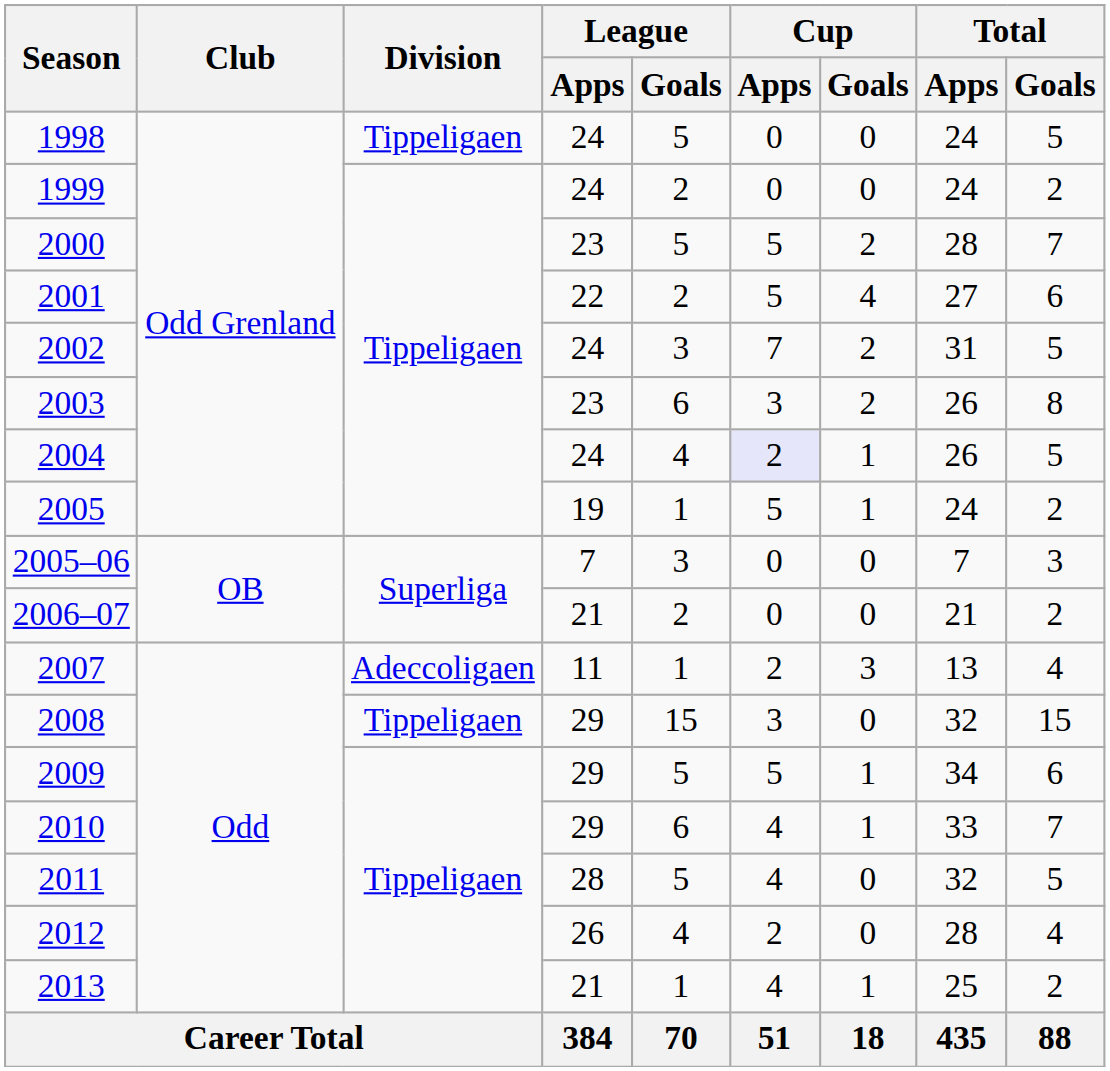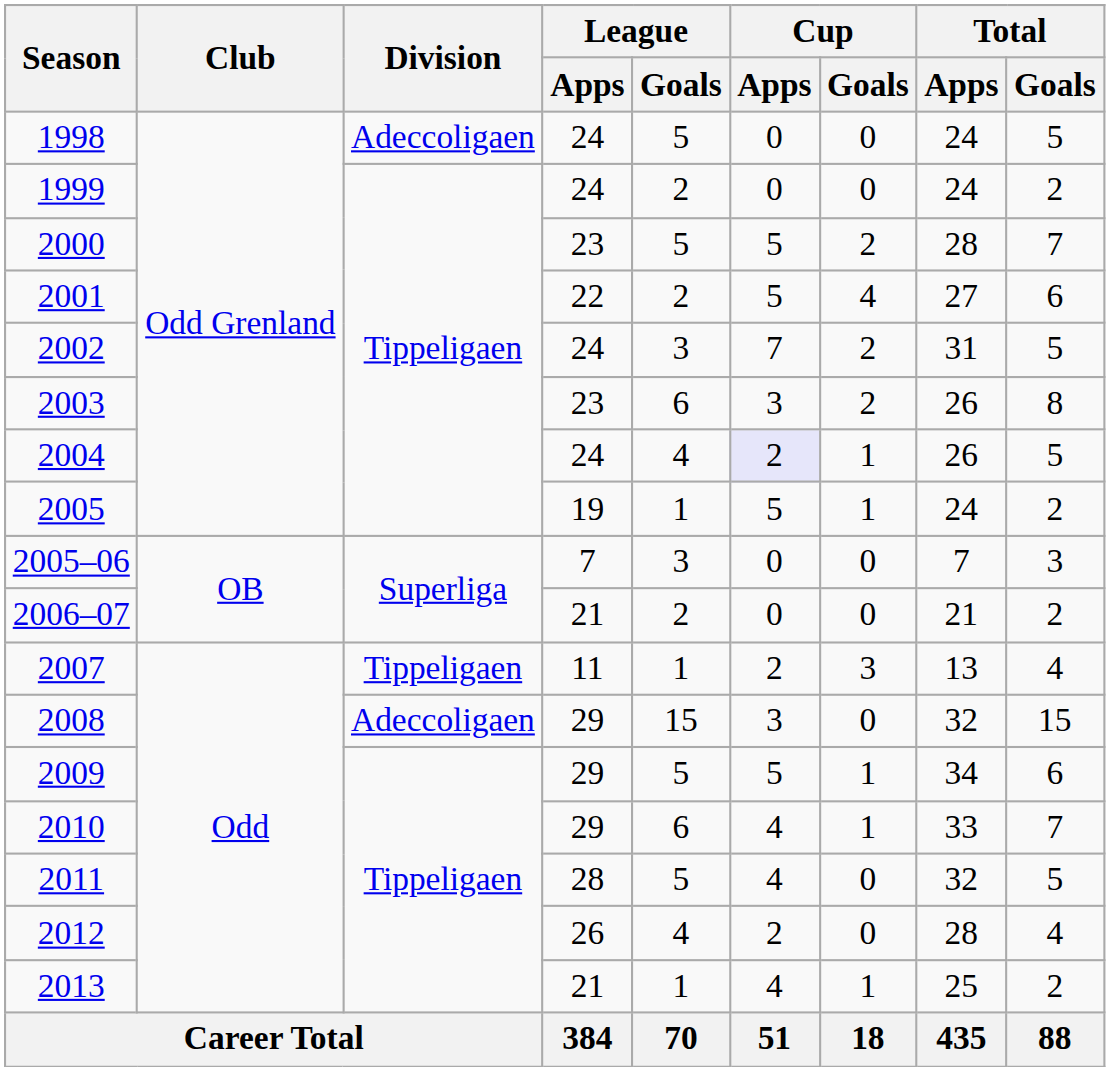(443, 137) Tippeligaen -> (443, 137) Adeccoligaen
(443, 667) Adeccoligaen -> (443, 667) Tippeligaen
(443, 720) Tippeligaen -> (443, 720) Adeccoligaen
